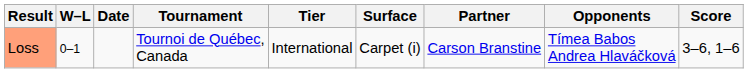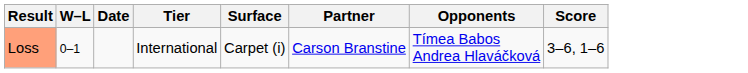- column: (200, 16)
